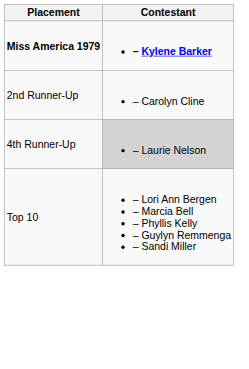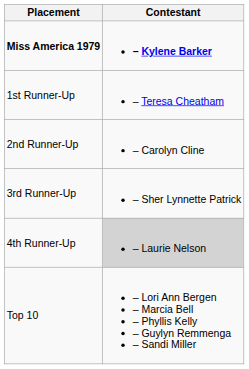+ row: (41, 95)
+ row: (41, 194)
